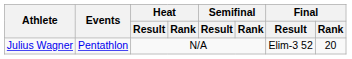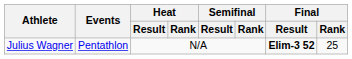(291, 46) normal -> (291, 46) bold
(331, 46) 20 -> (332, 46) 25
